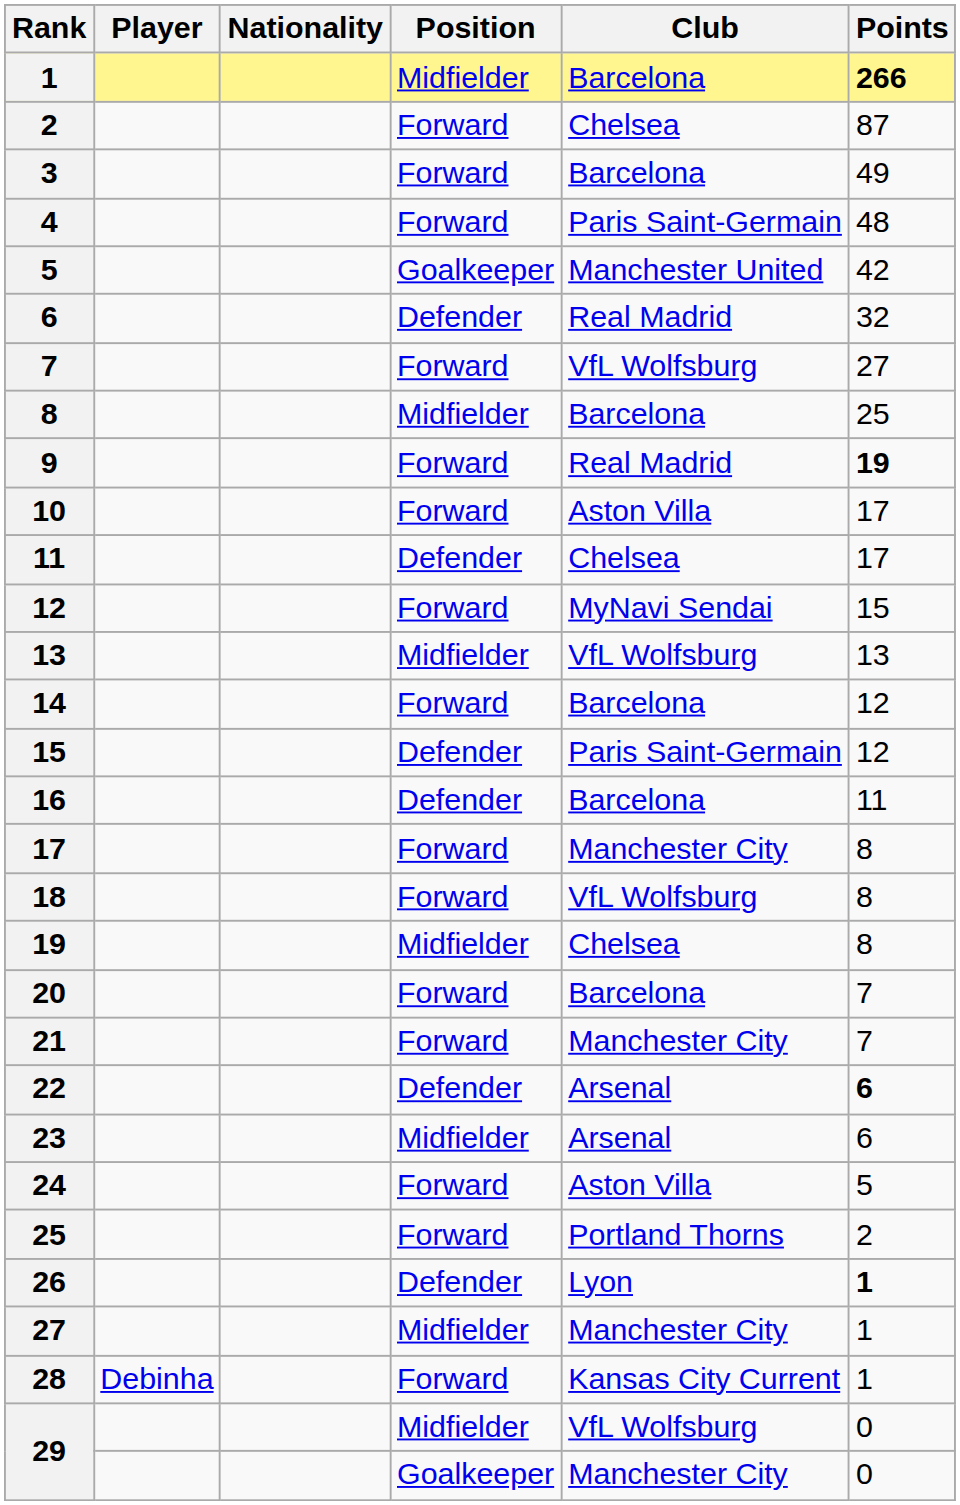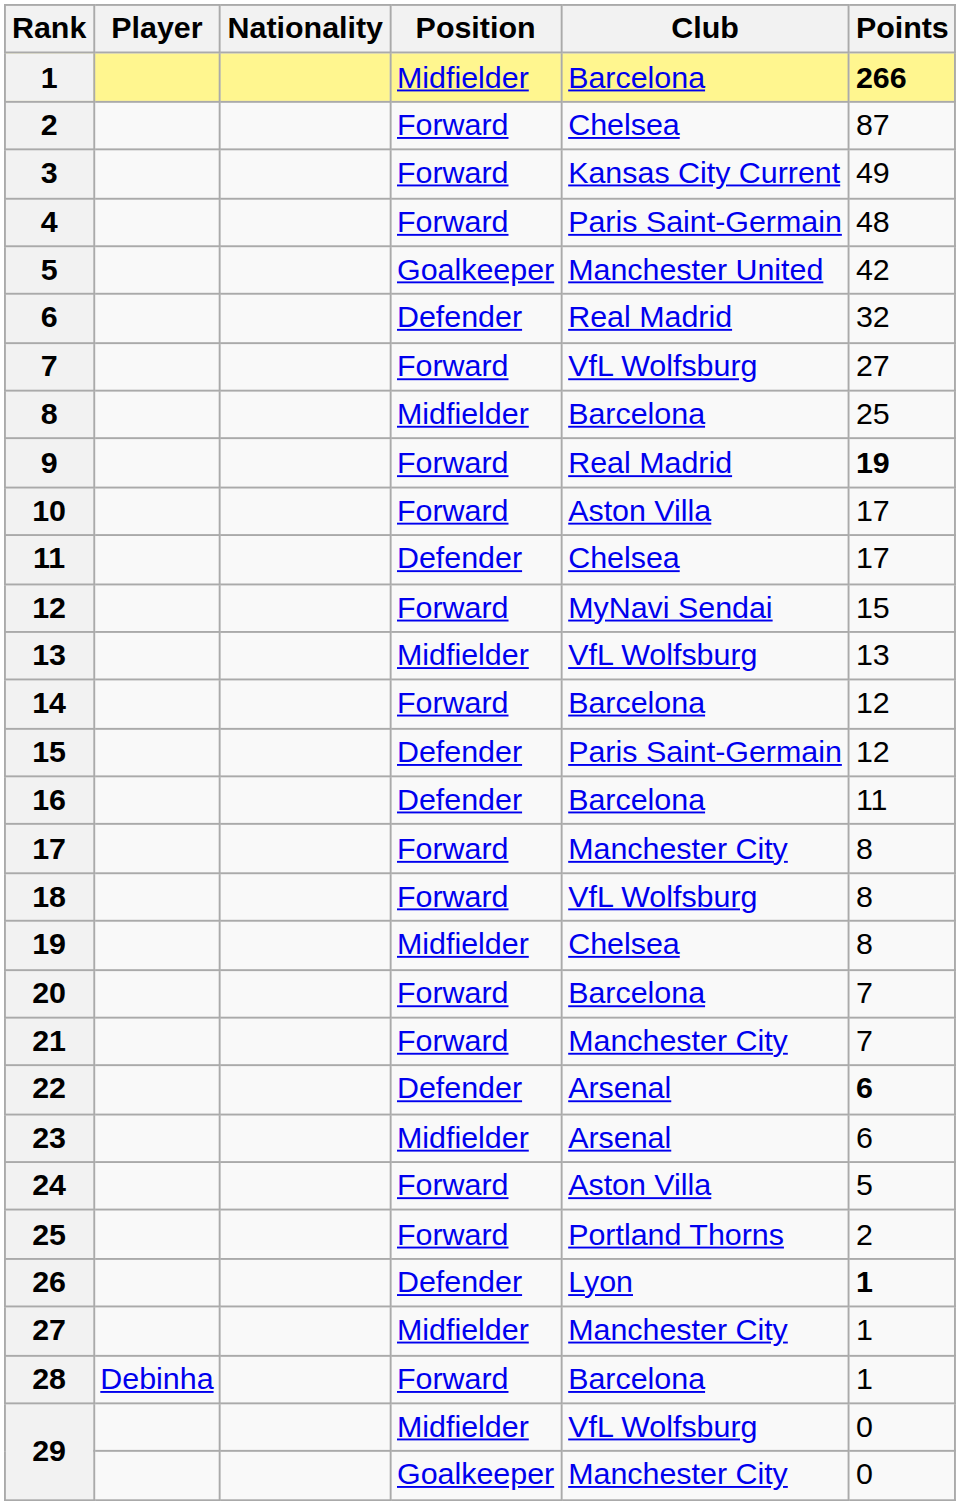(637, 173) Barcelona -> (704, 173) Kansas City Current
(704, 1378) Kansas City Current -> (637, 1378) Barcelona
